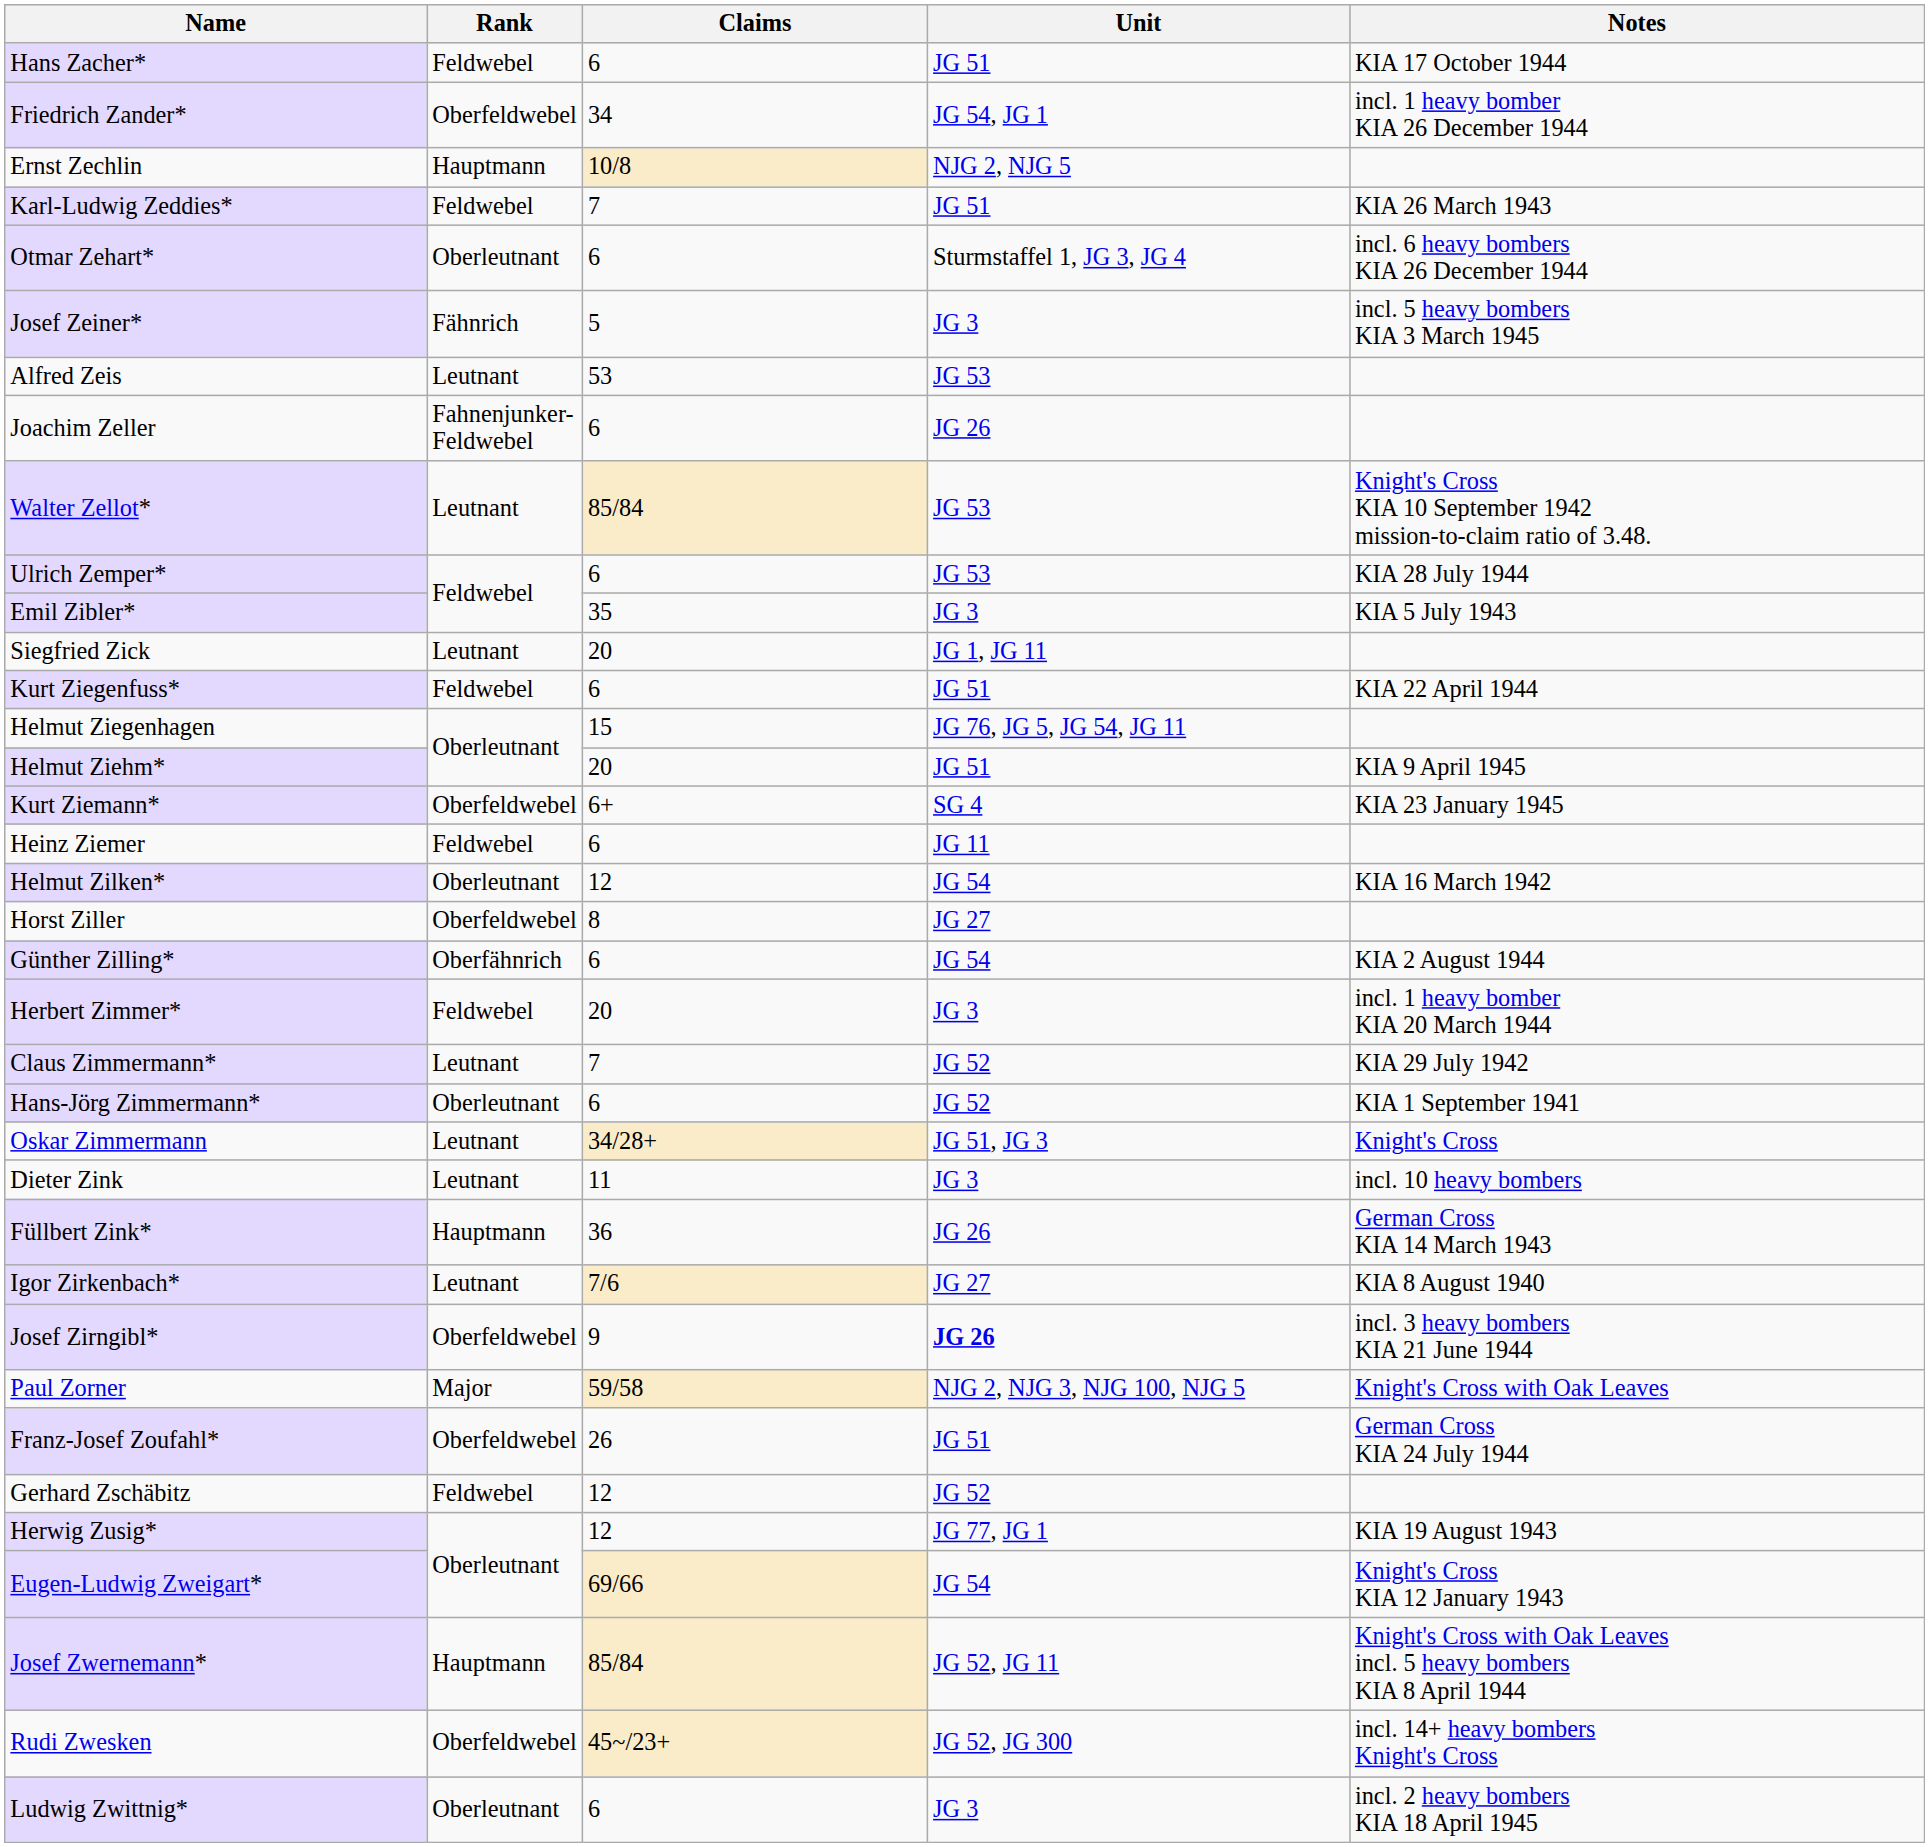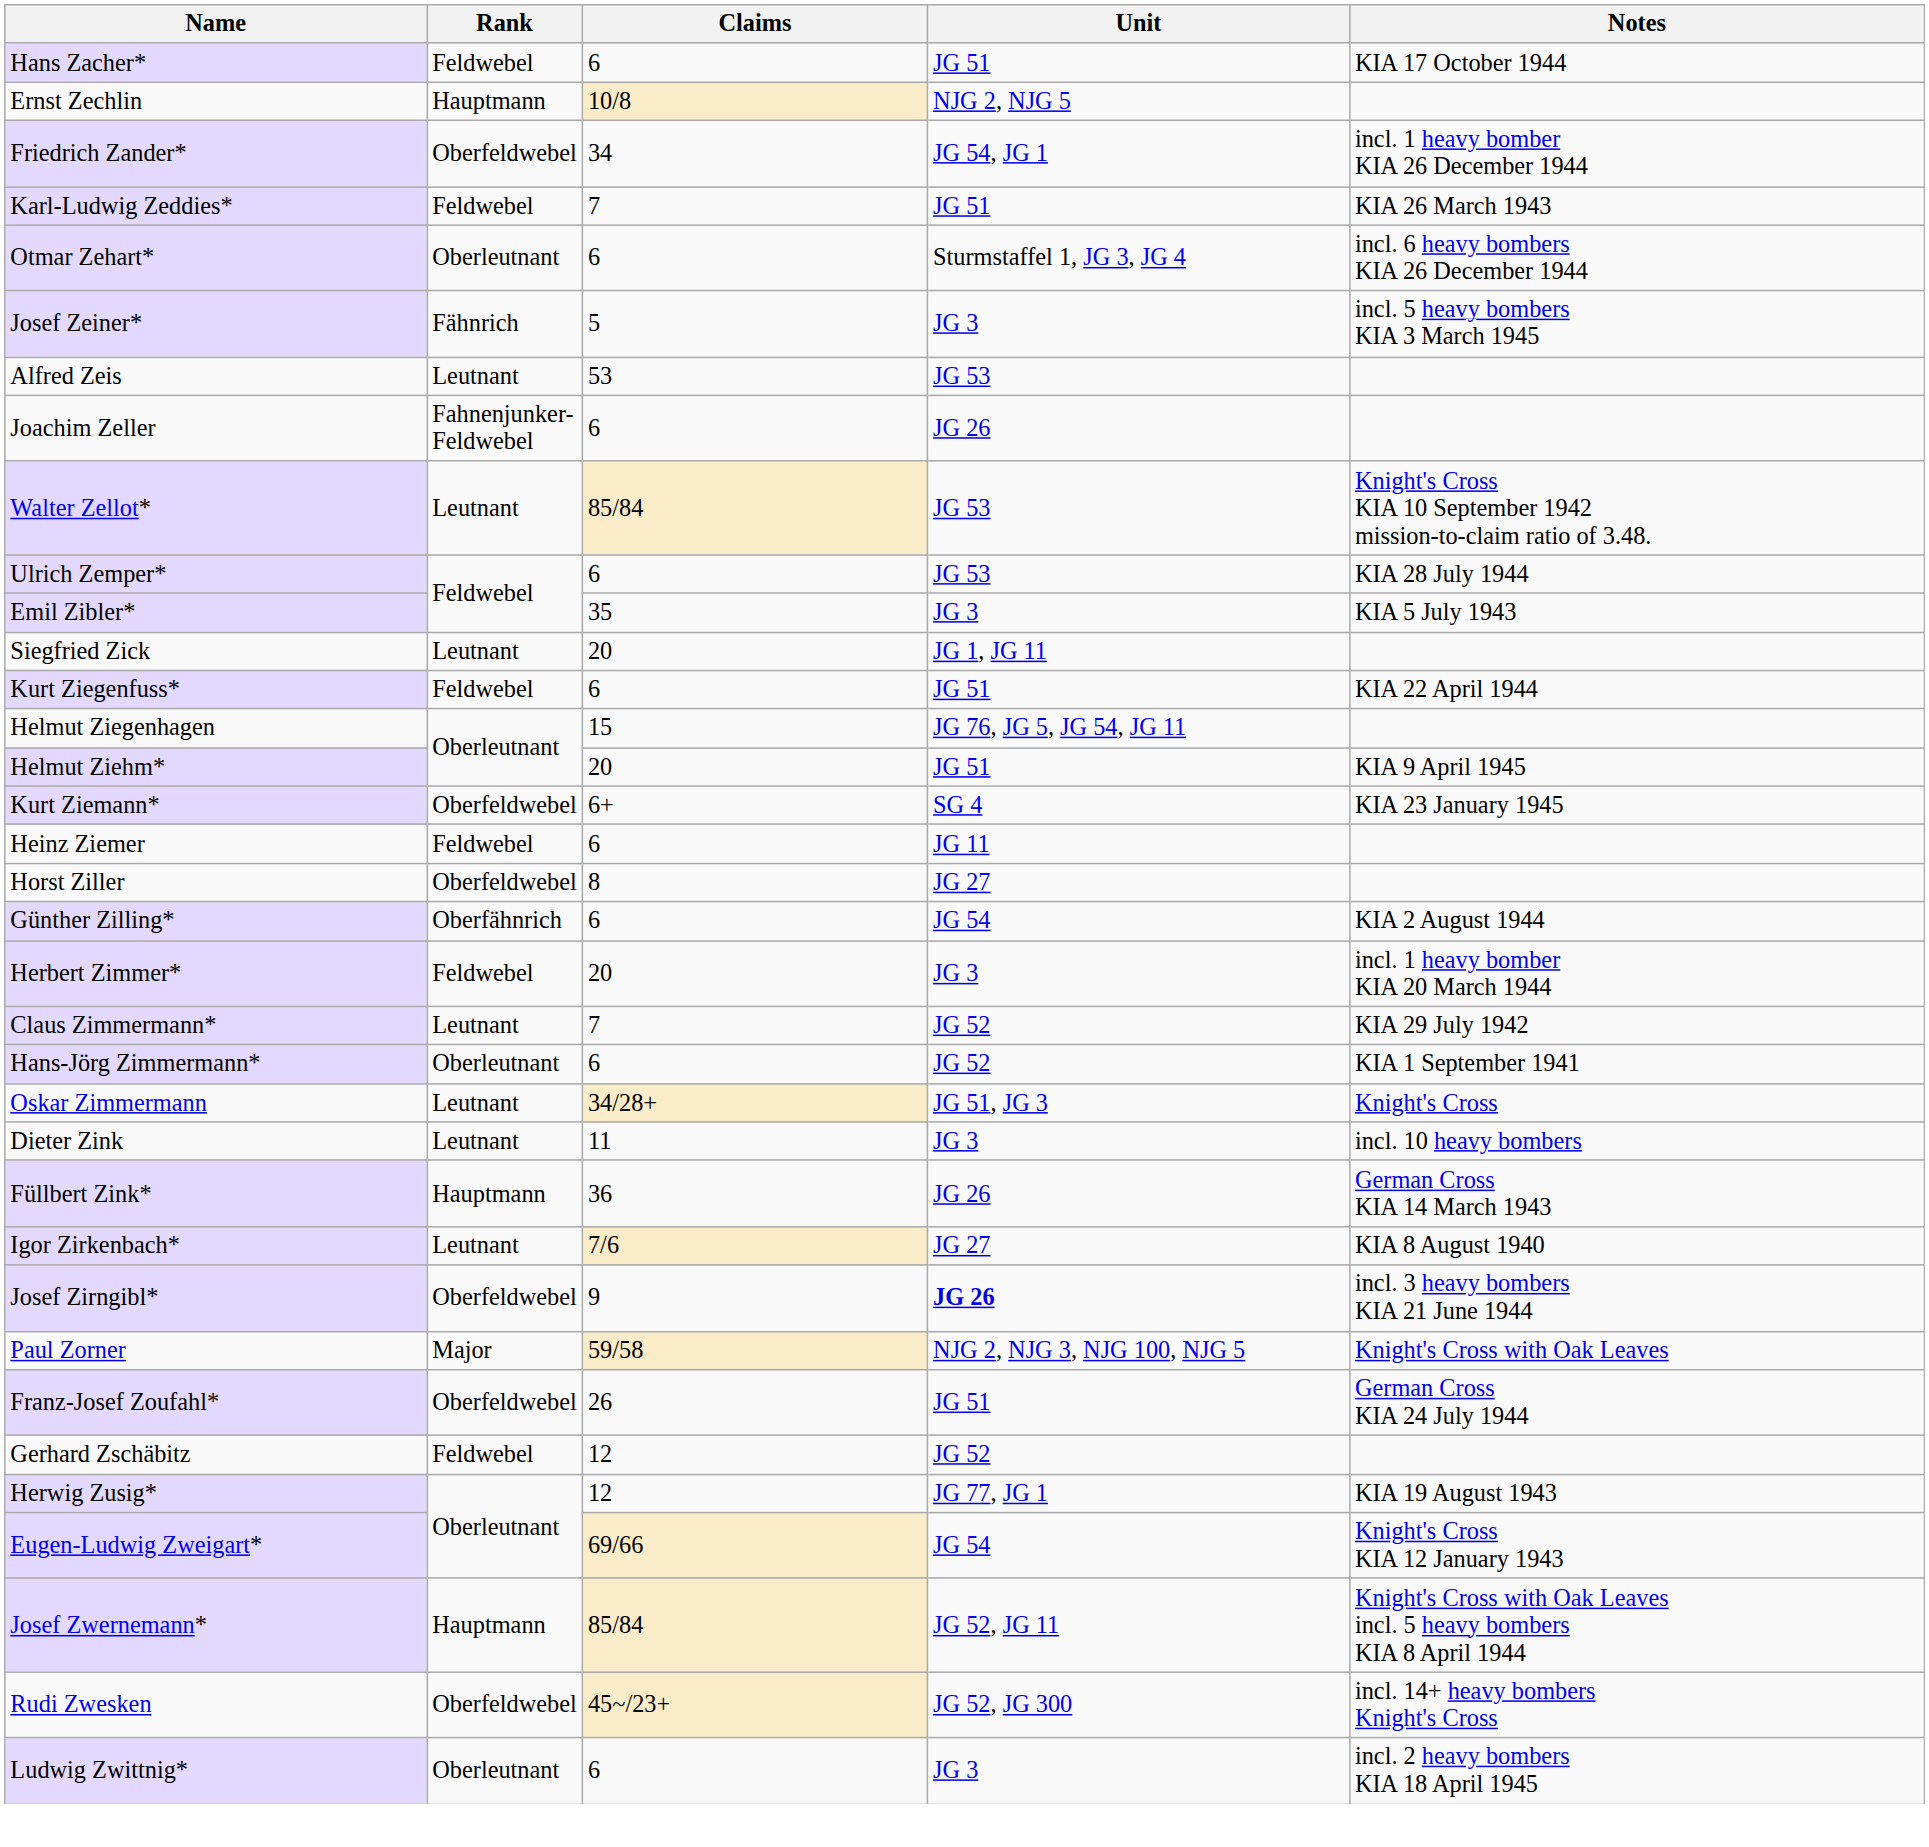rows swapped: (98, 114) <-> (76, 166)
- row: (88, 882)
